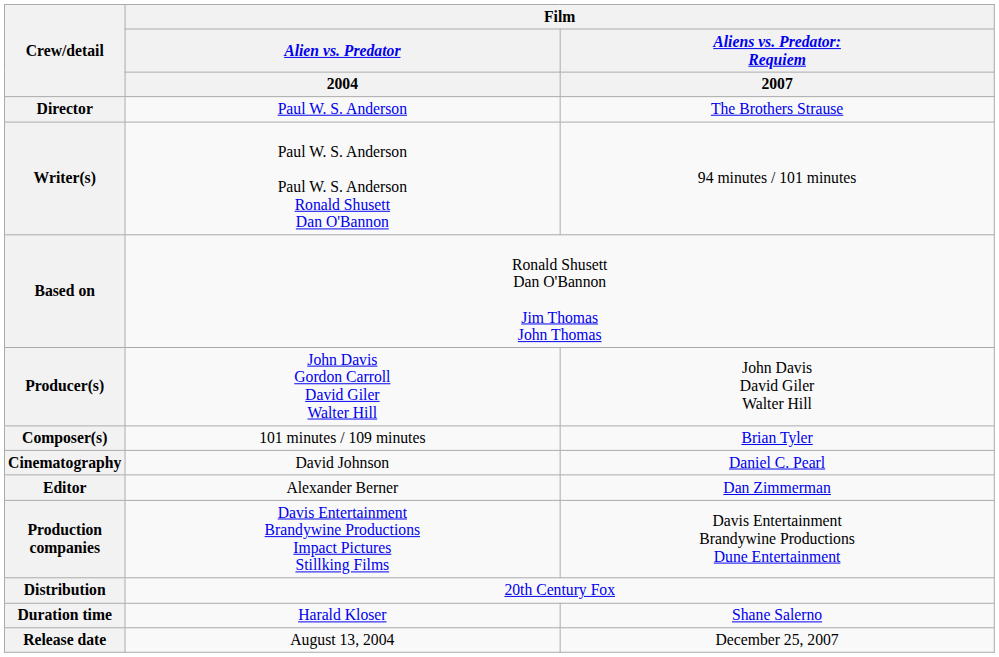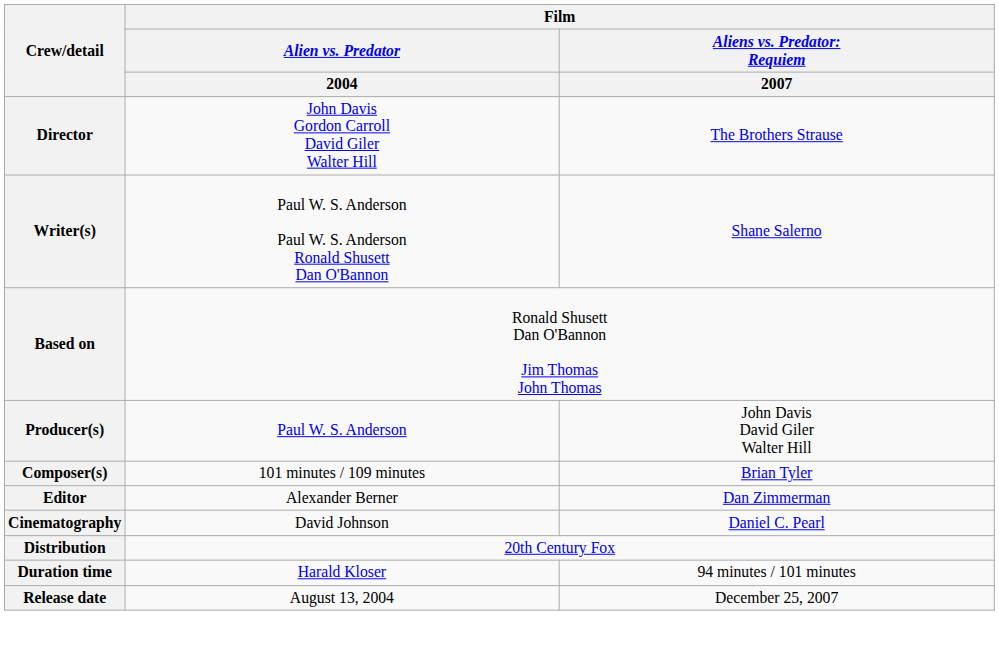(342, 109) Paul W. S. Anderson -> (342, 135) John Davis Gordon Carroll David Giler Walter Hill
(777, 178) 94 minutes / 101 minutes -> (777, 231) Shane Salerno
(342, 386) John Davis Gordon Carroll David Giler Walter Hill -> (342, 430) Paul W. S. Anderson
rows swapped: (65, 462) <-> (65, 487)
- row: (65, 539)
(777, 615) Shane Salerno -> (777, 572) 94 minutes / 101 minutes
